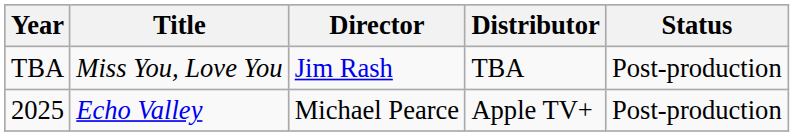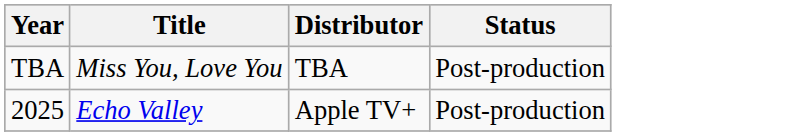- column: (377, 25)
